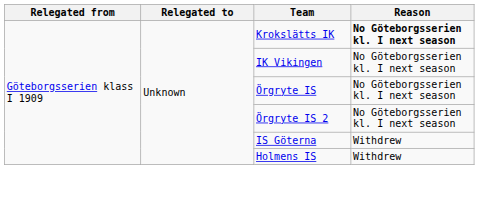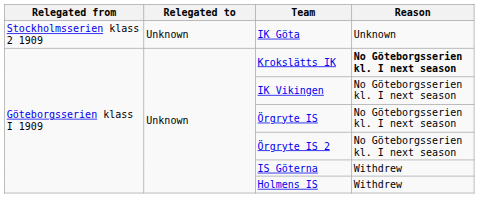+ row: (279, 35)
